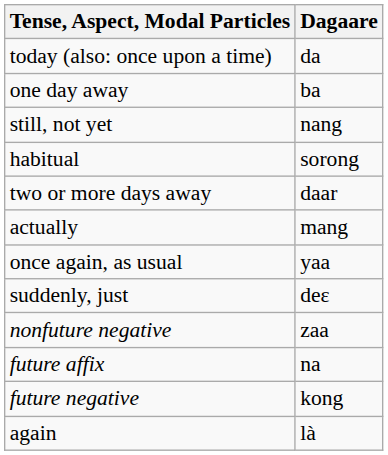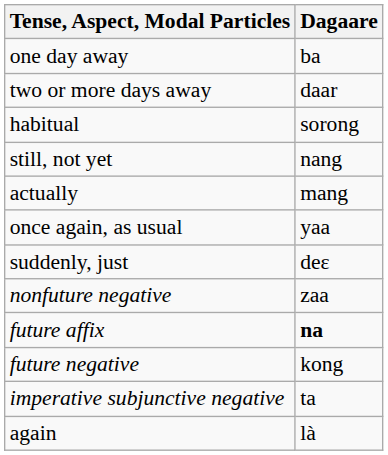- row: (141, 55)
rows swapped: (110, 192) <-> (61, 124)
(310, 364) normal -> (312, 329) bold
+ row: (147, 398)
